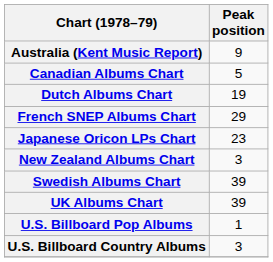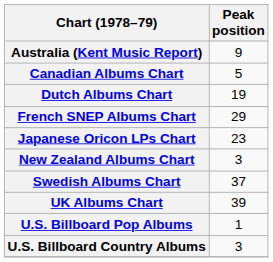(238, 181) 39 -> (238, 181) 37
